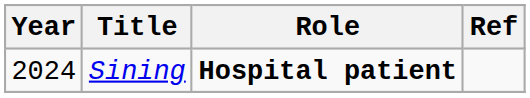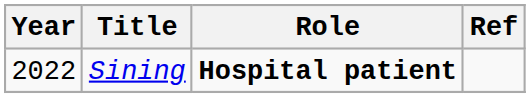(44, 71) 2024 -> (44, 71) 2022
